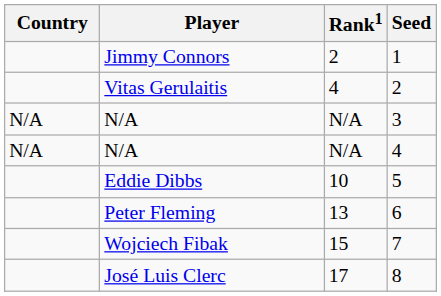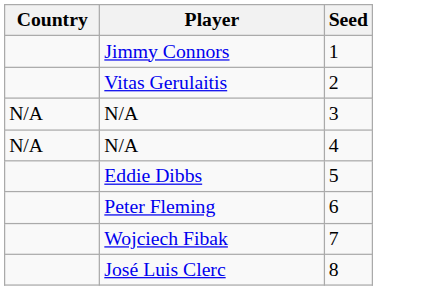- column: (356, 22)
